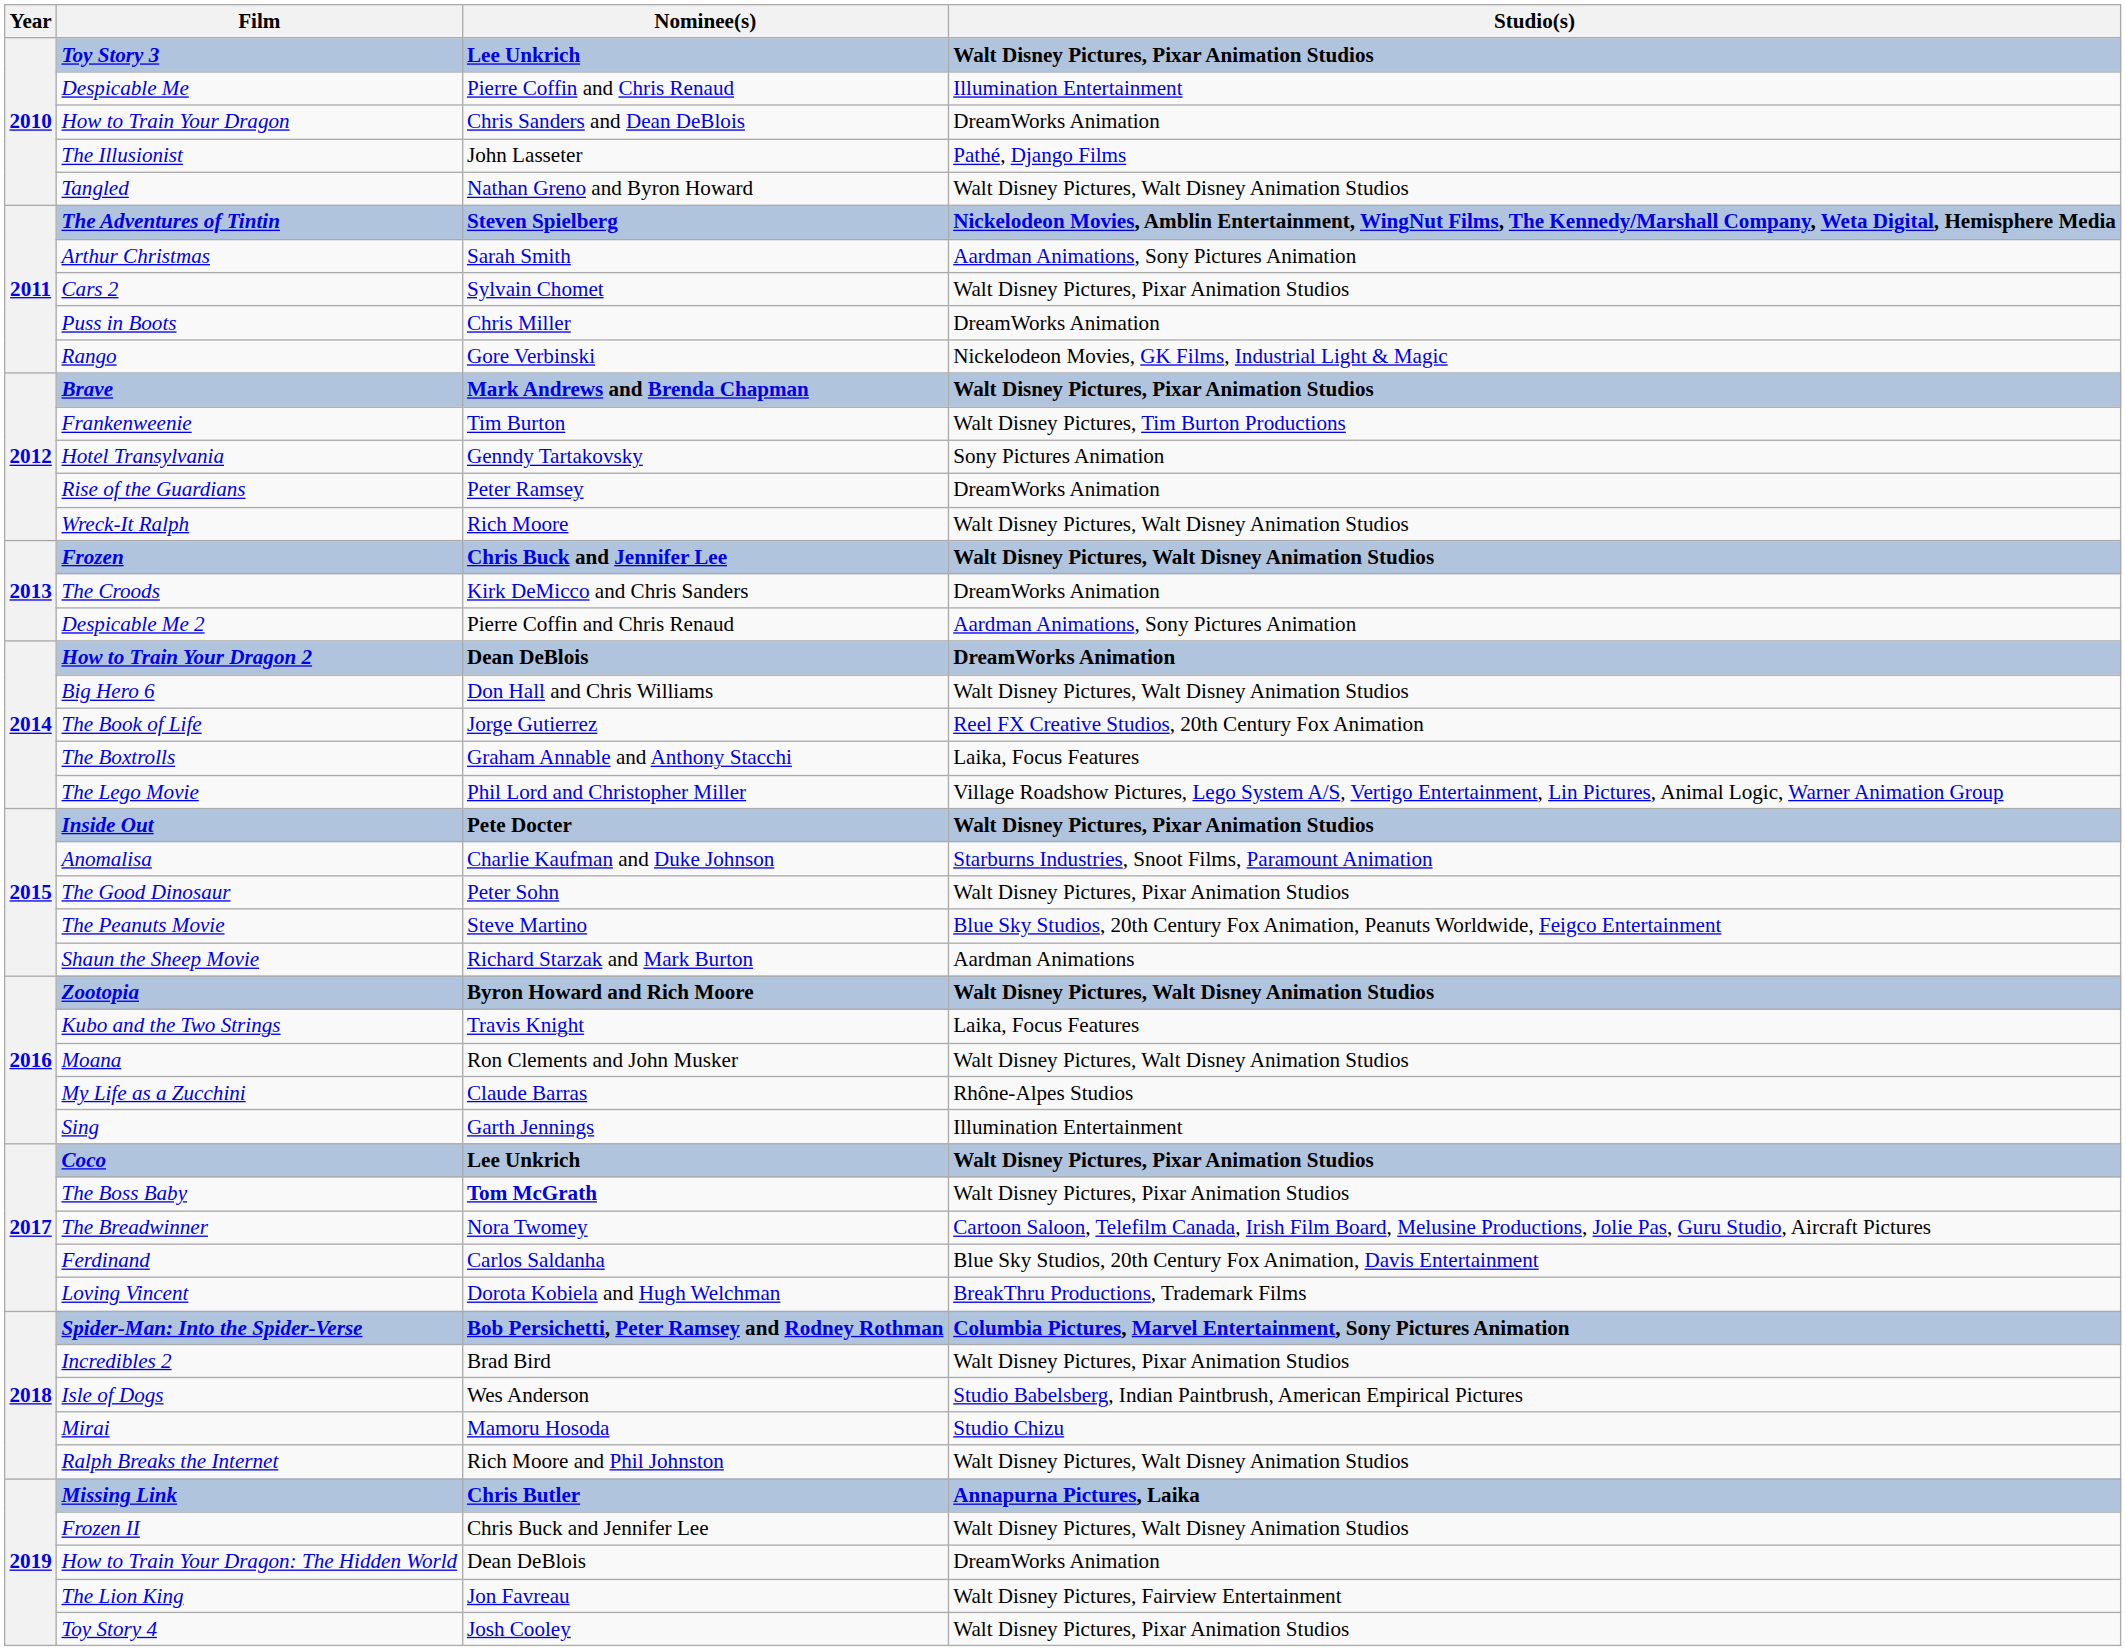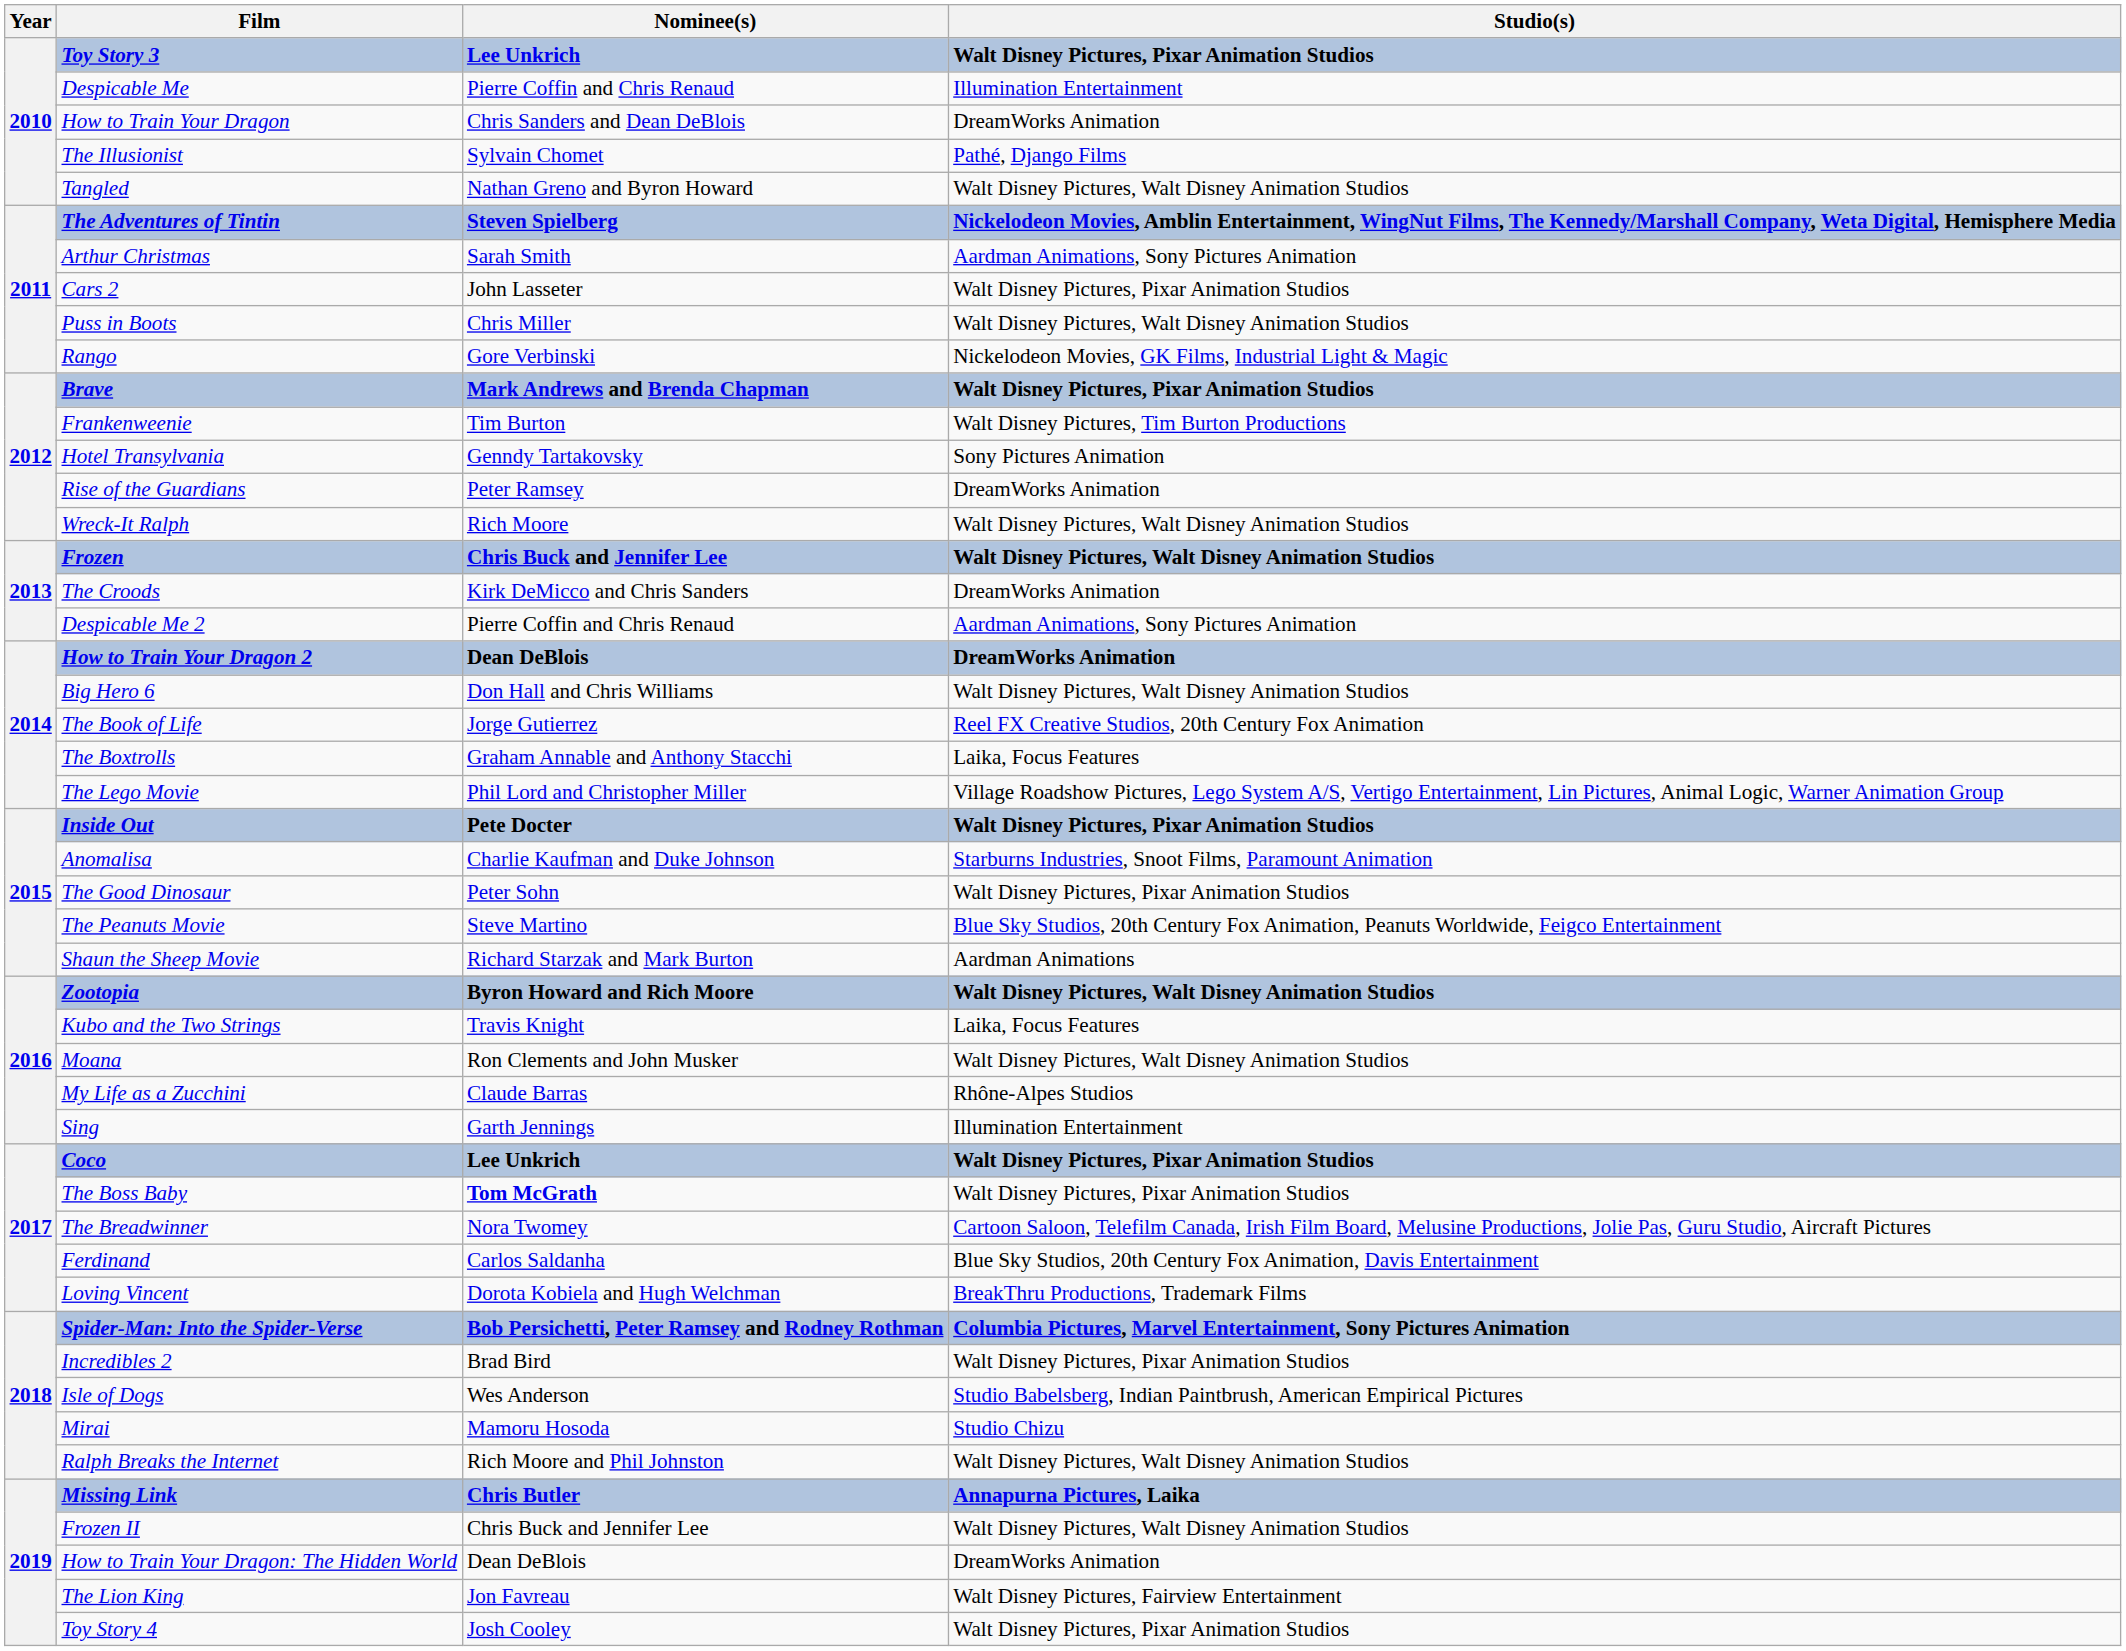(525, 155) John Lasseter -> (535, 155) Sylvain Chomet
(535, 289) Sylvain Chomet -> (525, 289) John Lasseter
(1056, 322) DreamWorks Animation -> (1181, 322) Walt Disney Pictures, Walt Disney Animation Studios
